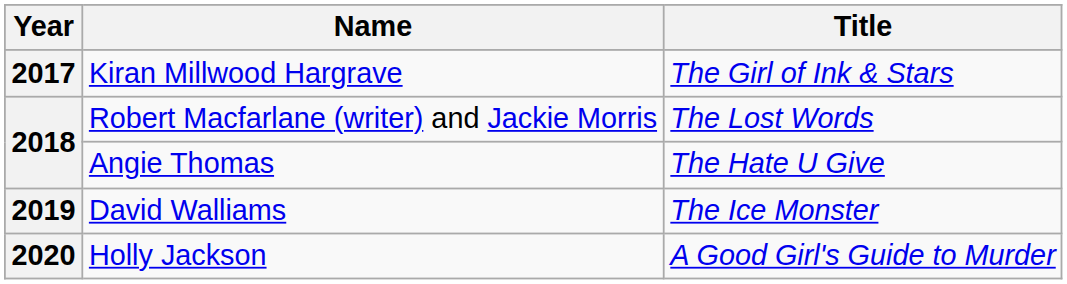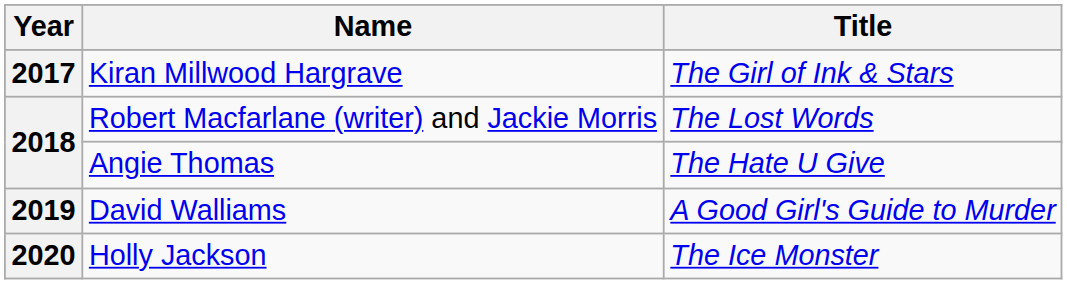(774, 210) The Ice Monster -> (863, 210) A Good Girl's Guide to Murder
(863, 255) A Good Girl's Guide to Murder -> (774, 255) The Ice Monster
